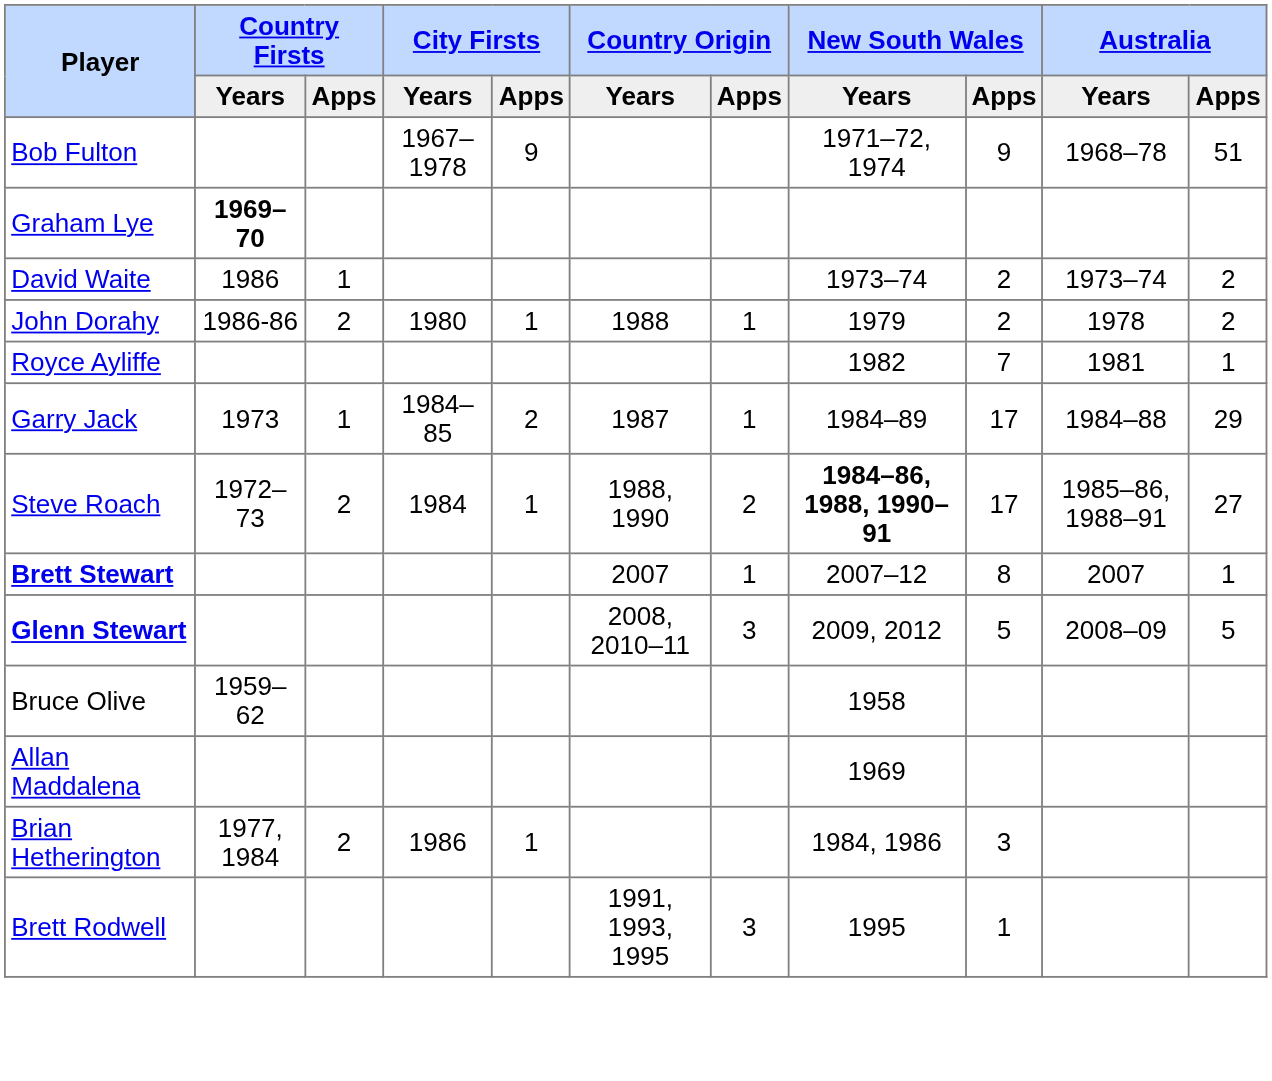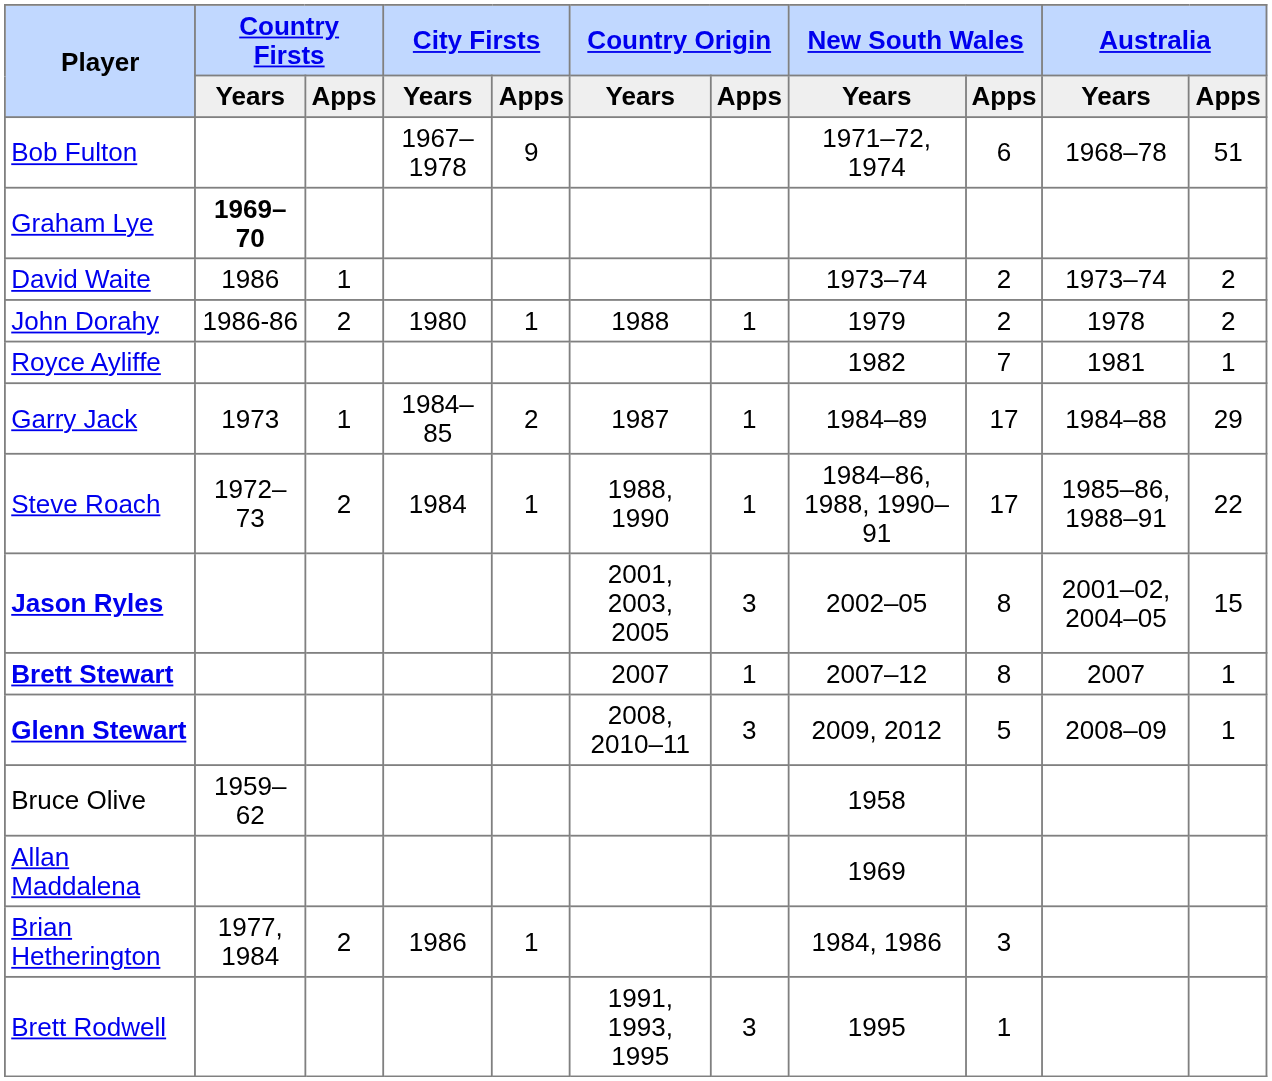(1004, 152) 9 -> (1004, 152) 6
(749, 504) 2 -> (749, 504) 1
(877, 504) bold -> (877, 504) normal
(1228, 504) 27 -> (1228, 504) 22
+ row: (87, 603)
(1228, 630) 5 -> (1228, 730) 1
